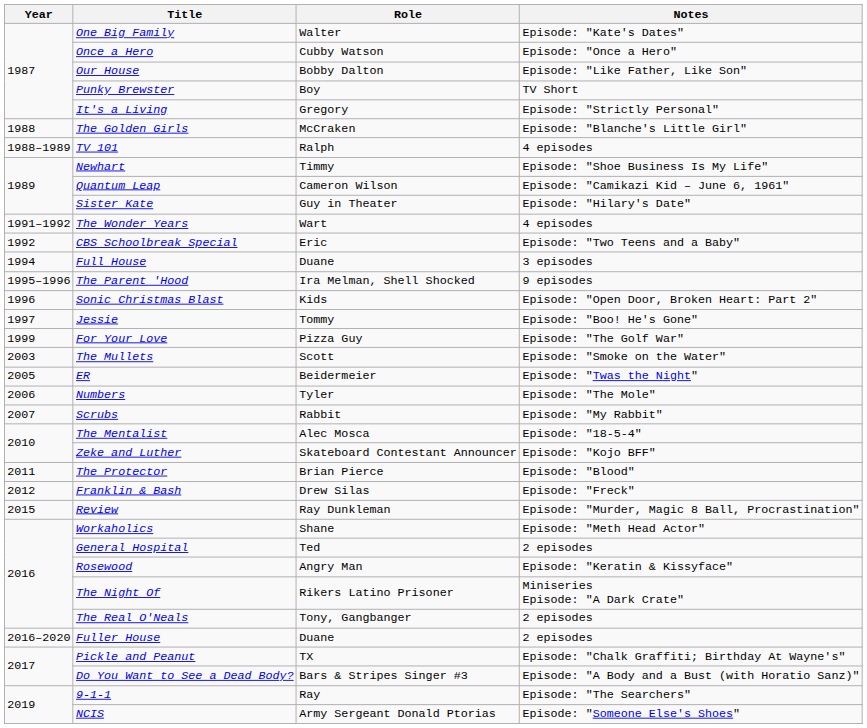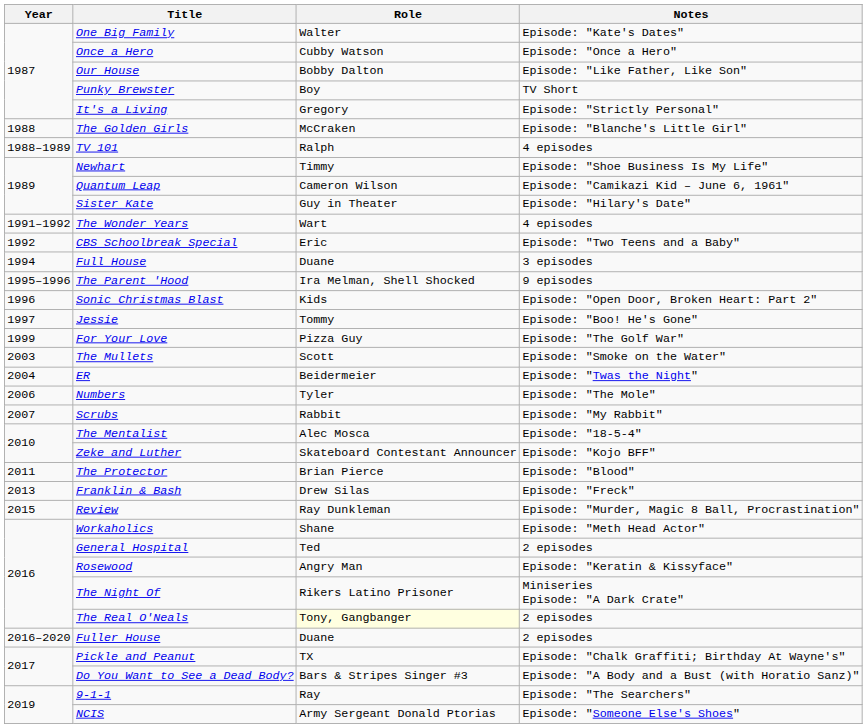(21, 376) 2005 -> (21, 376) 2004
(21, 491) 2012 -> (21, 491) 2013
(355, 619) no background -> (355, 619) lightyellow background
